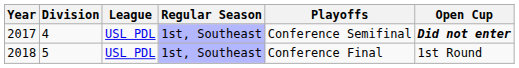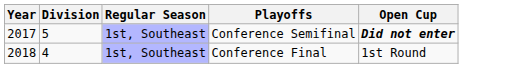- column: (130, 14)
(45, 34) 4 -> (45, 34) 5
(45, 53) 5 -> (45, 53) 4
